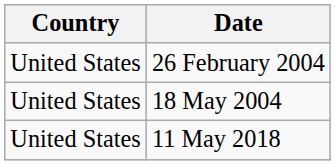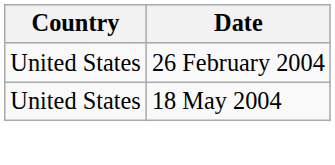- row: (216, 139)
